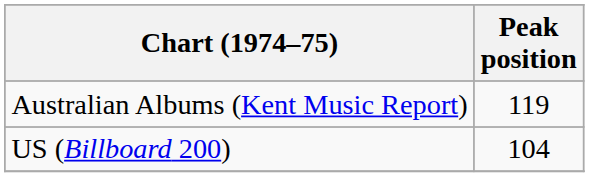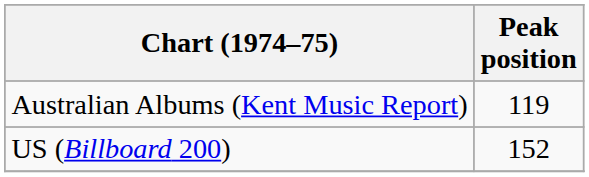(529, 148) 104 -> (529, 148) 152
